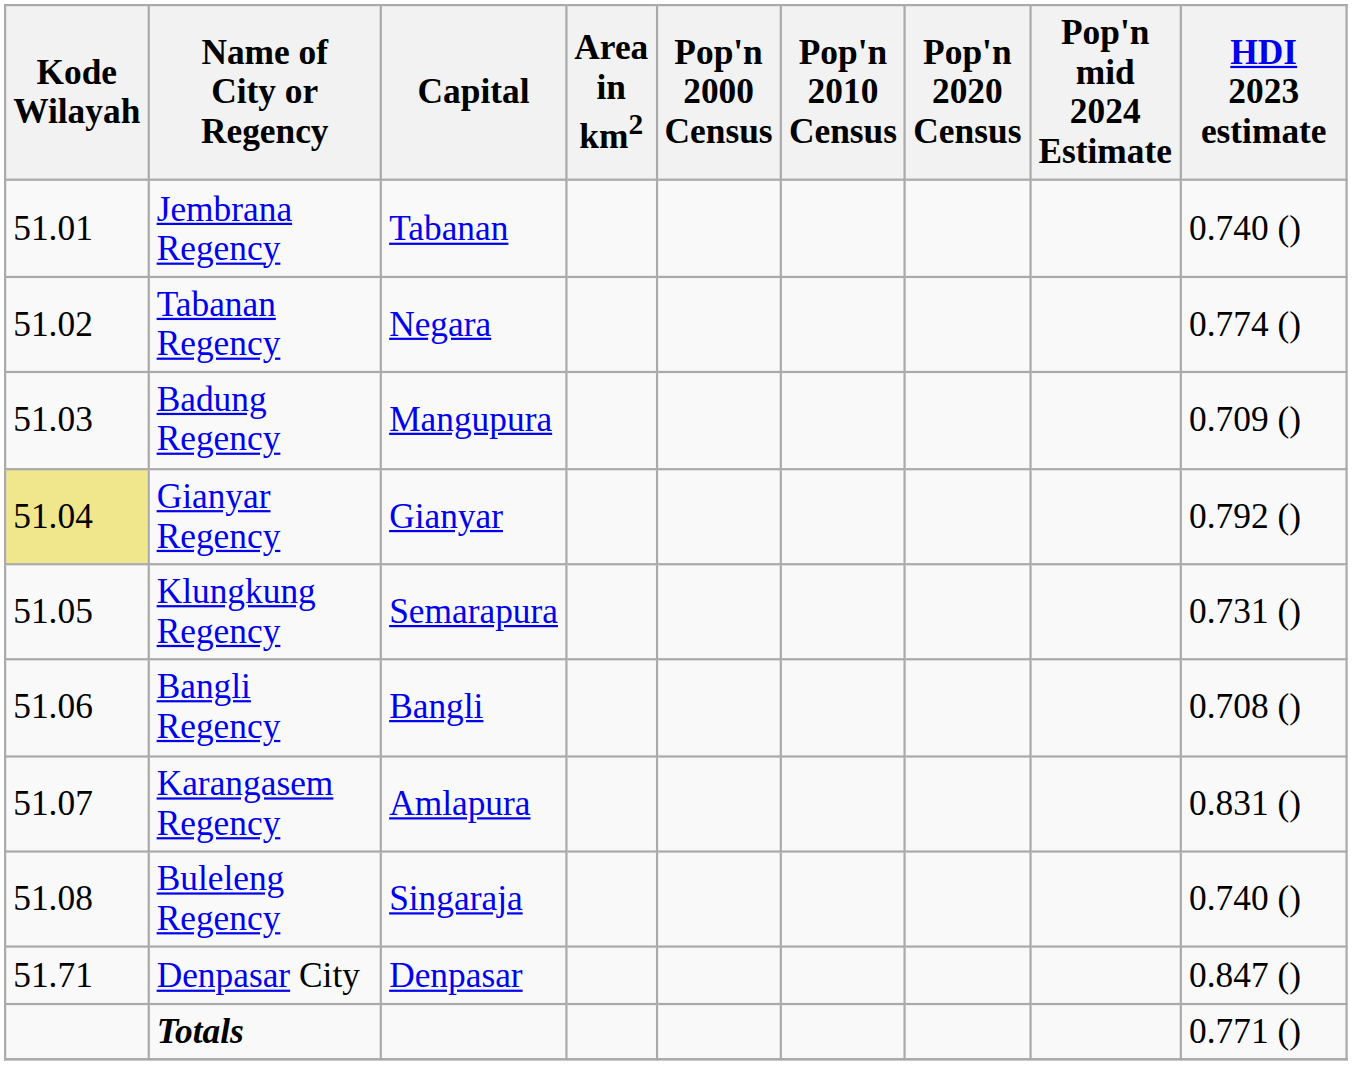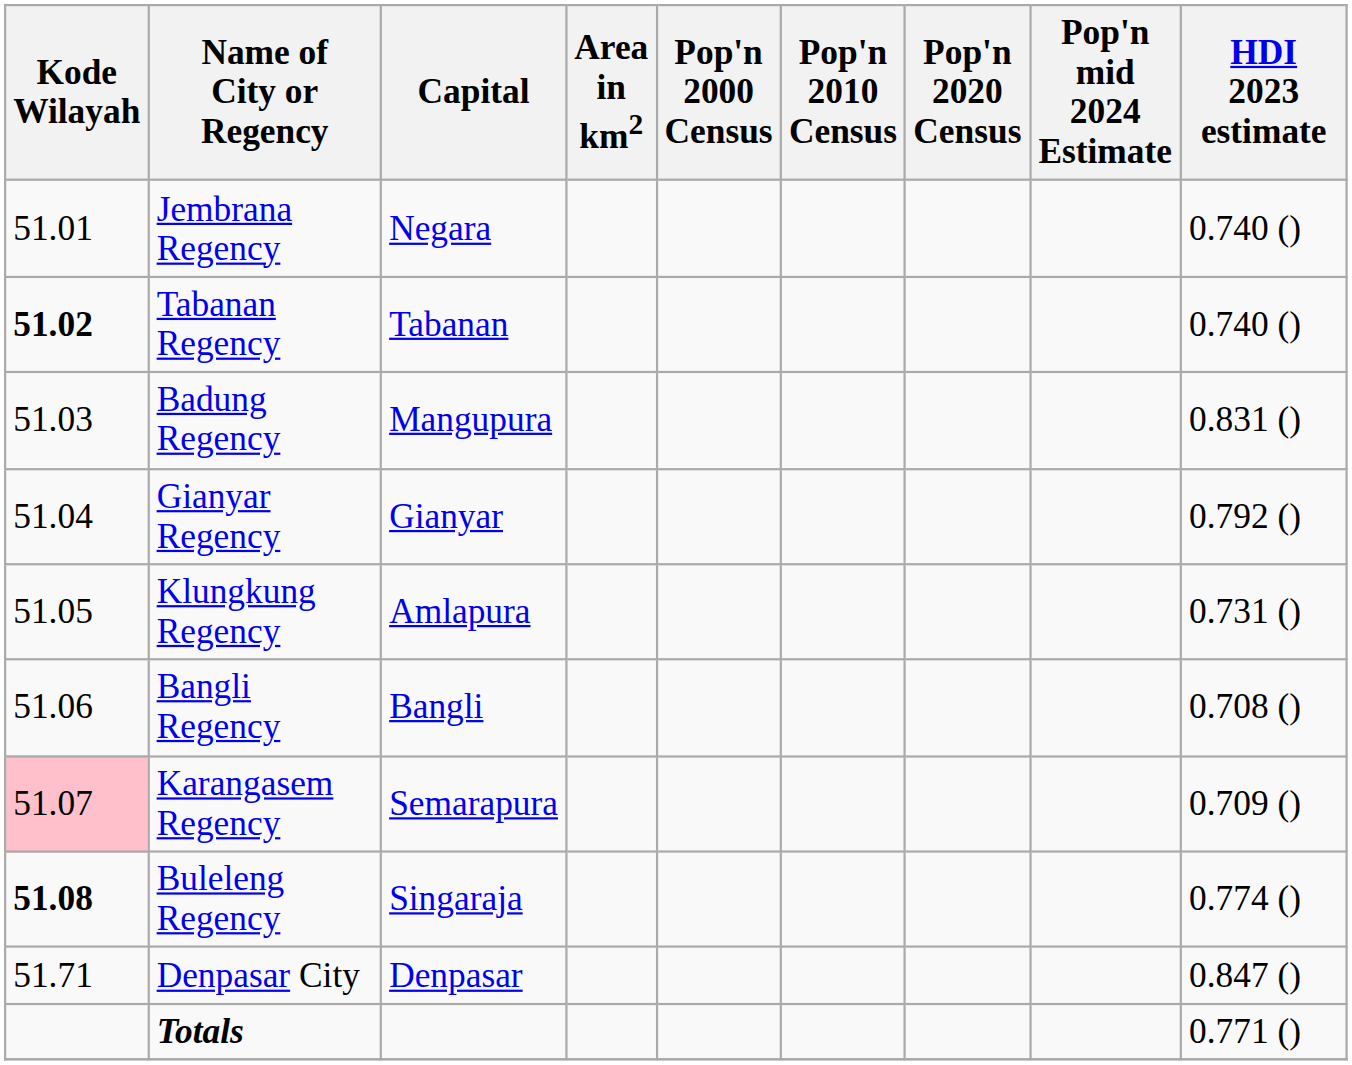(449, 227) Tabanan -> (440, 227) Negara
(53, 323) normal -> (53, 323) bold
(440, 323) Negara -> (449, 323) Tabanan
(1245, 323) 0.774 () -> (1245, 323) 0.740 ()
(1245, 419) 0.709 () -> (1245, 419) 0.831 ()
(53, 515) khaki background -> (53, 515) no background
(474, 611) Semarapura -> (460, 611) Amlapura
(53, 803) no background -> (53, 803) pink background
(460, 803) Amlapura -> (474, 803) Semarapura
(1245, 803) 0.831 () -> (1245, 803) 0.709 ()
(53, 898) normal -> (53, 898) bold
(1245, 898) 0.740 () -> (1245, 898) 0.774 ()
